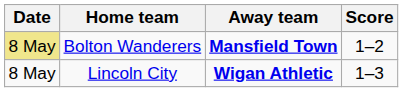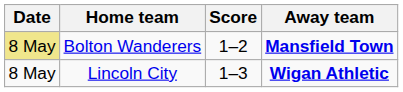columns swapped: (369, 18) <-> (273, 18)
